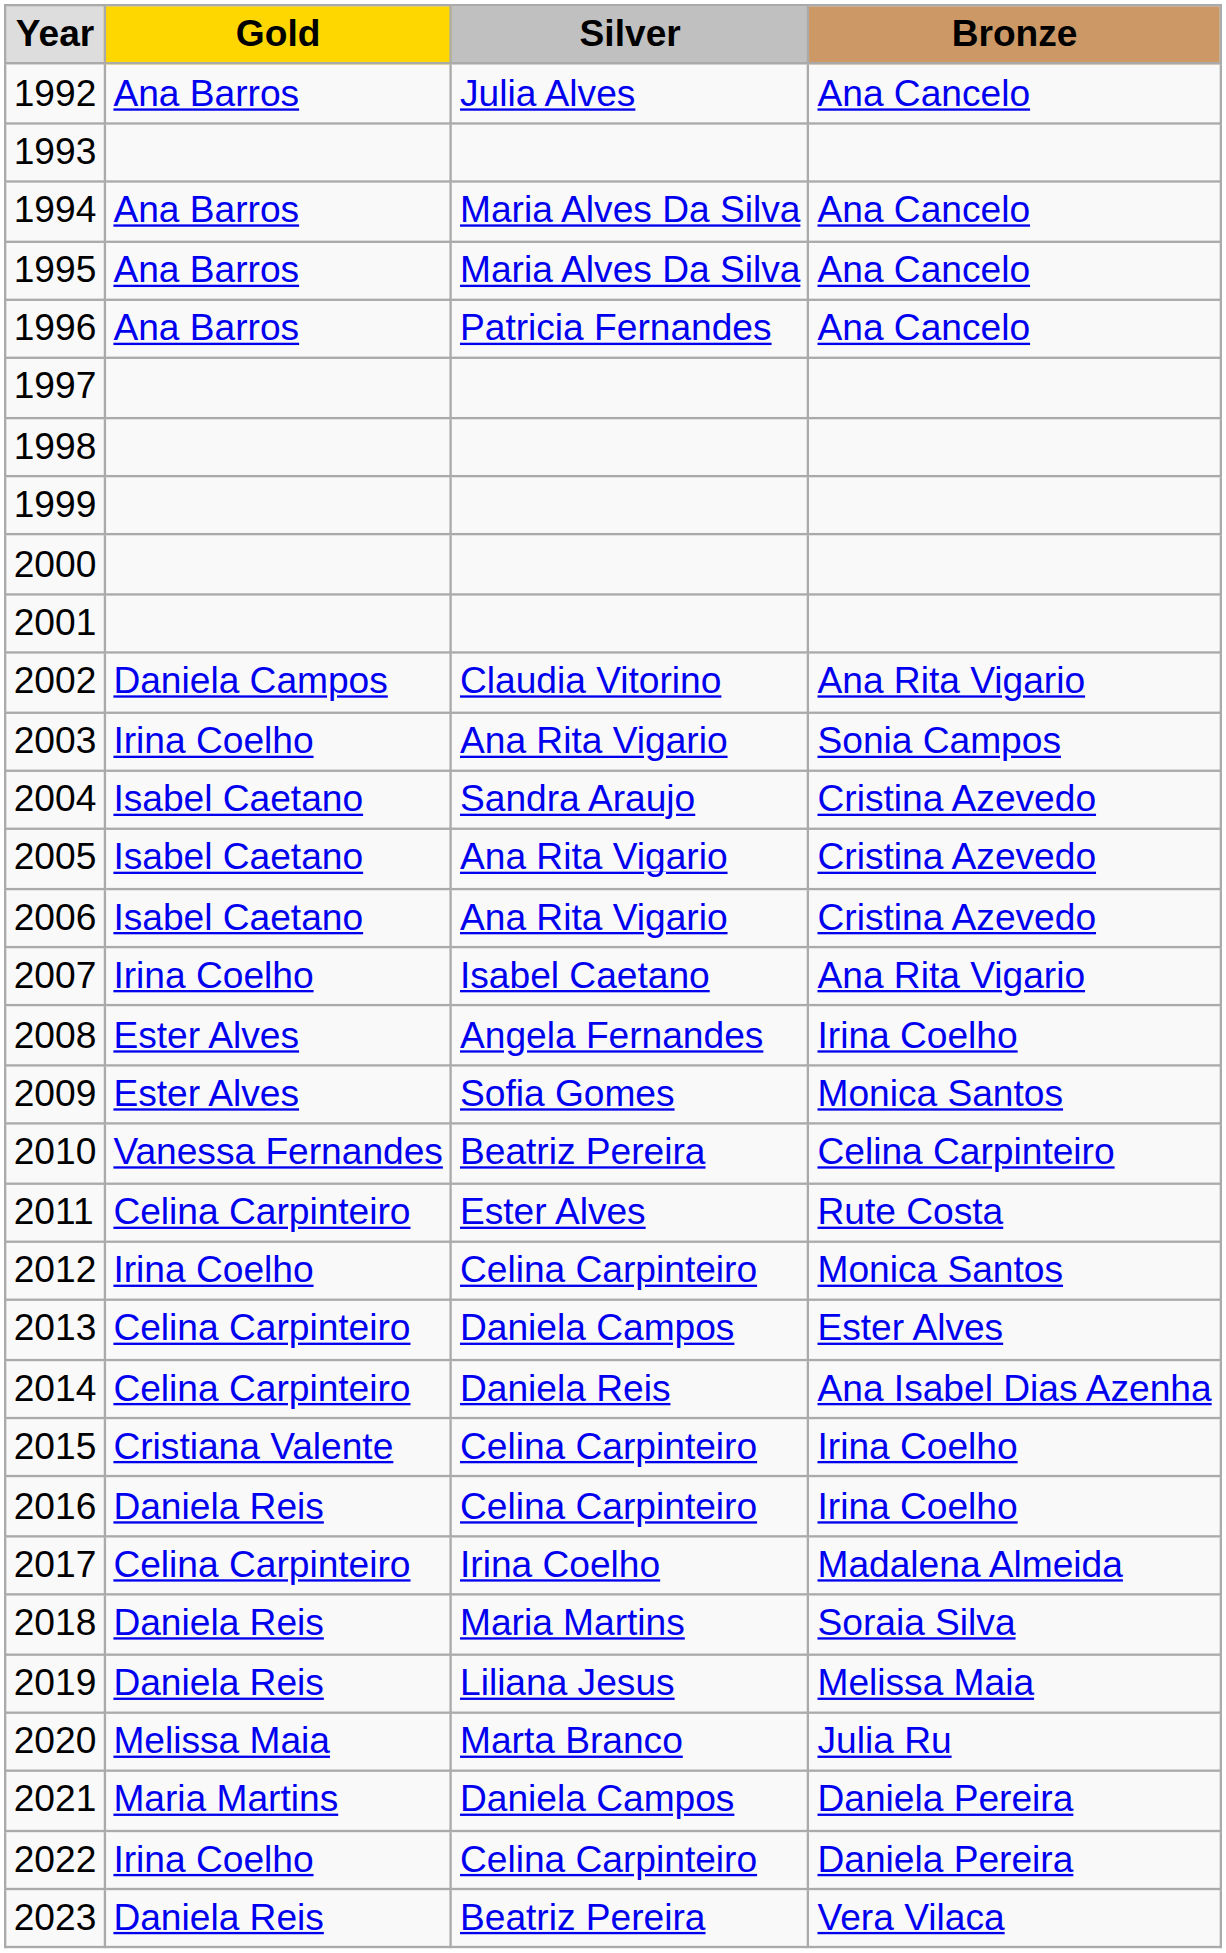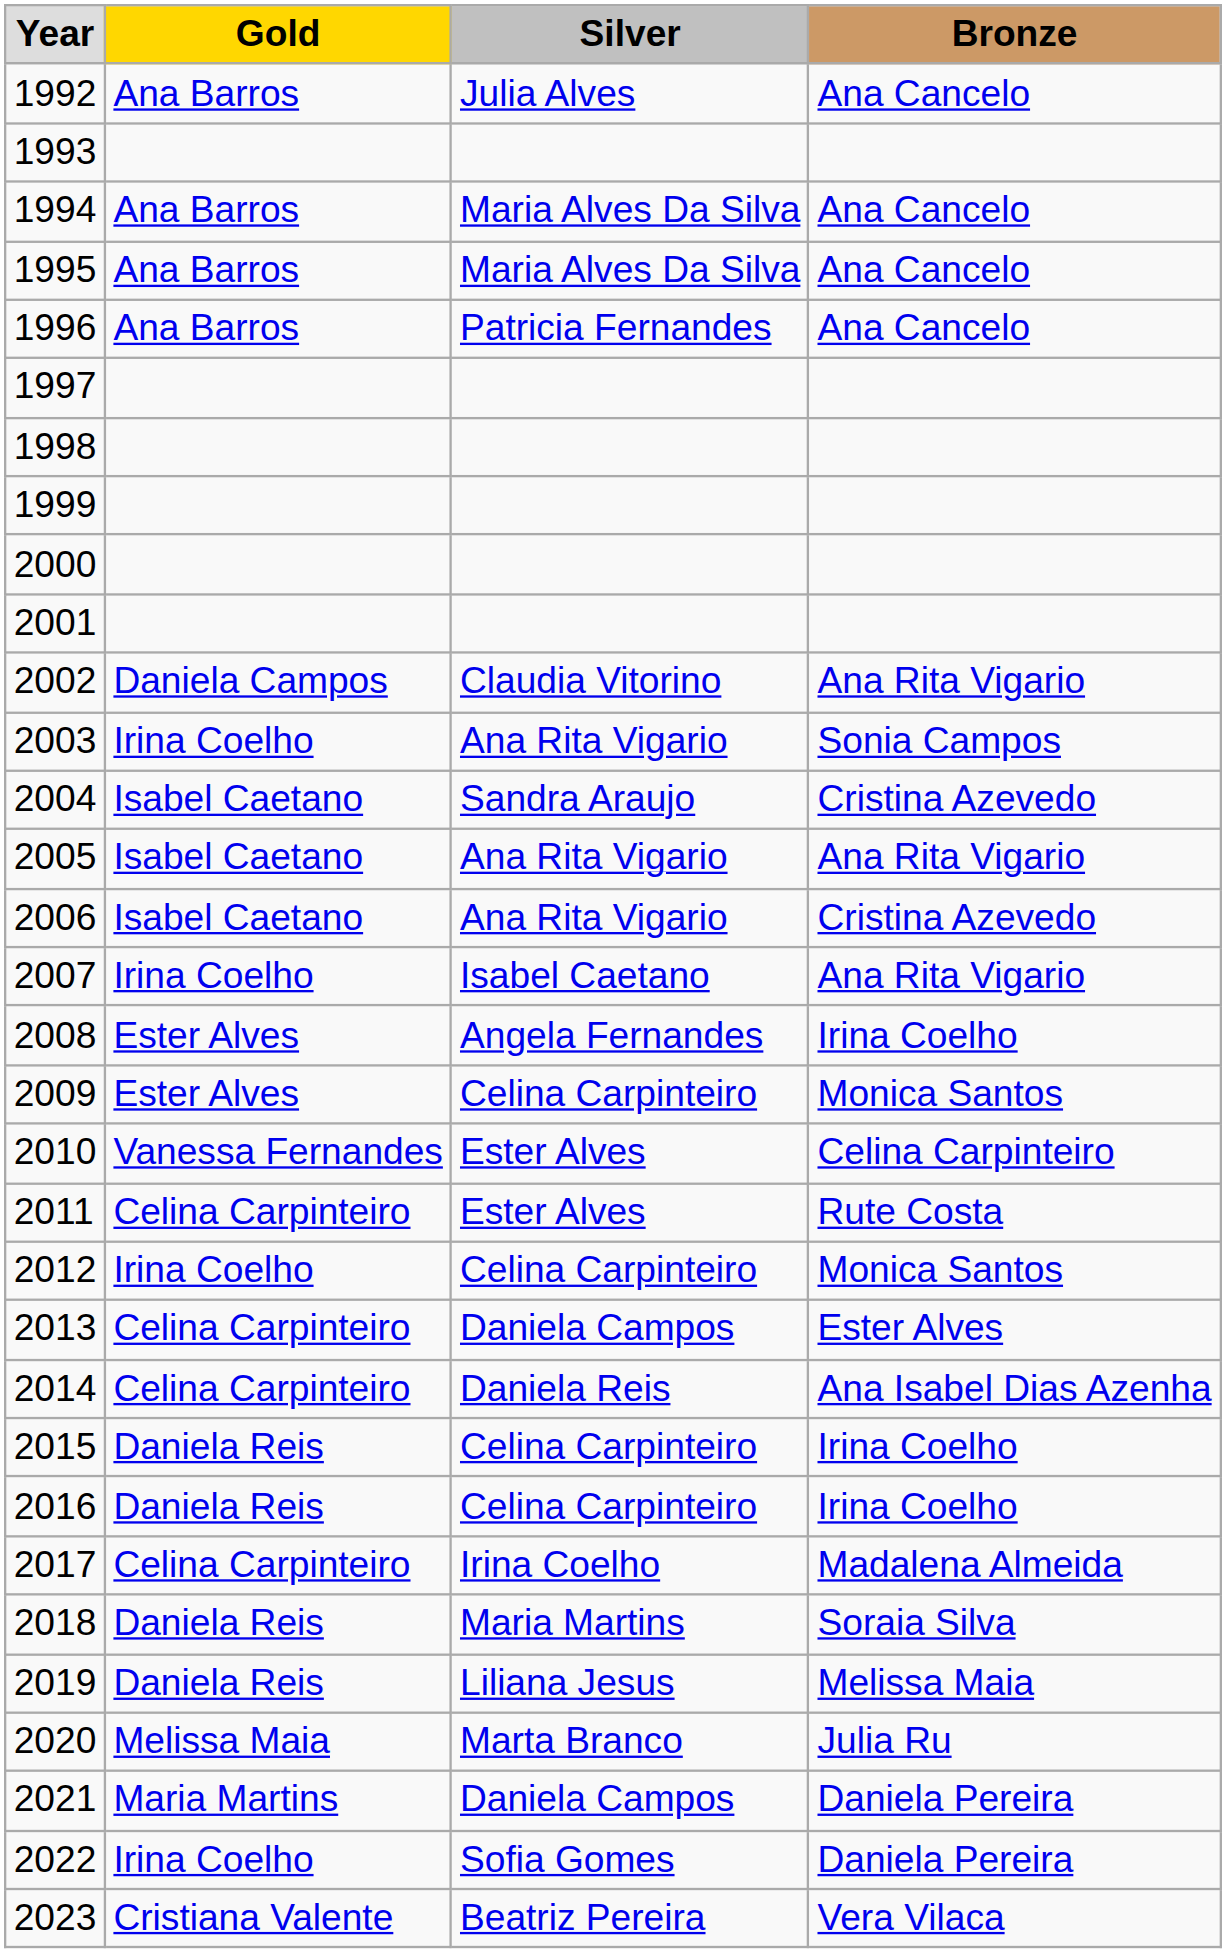(957, 858) Cristina Azevedo -> (951, 858) Ana Rita Vigario
(567, 1093) Sofia Gomes -> (609, 1093) Celina Carpinteiro
(583, 1152) Beatriz Pereira -> (553, 1152) Ester Alves
(253, 1446) Cristiana Valente -> (219, 1446) Daniela Reis
(609, 1858) Celina Carpinteiro -> (567, 1858) Sofia Gomes
(219, 1917) Daniela Reis -> (253, 1917) Cristiana Valente
